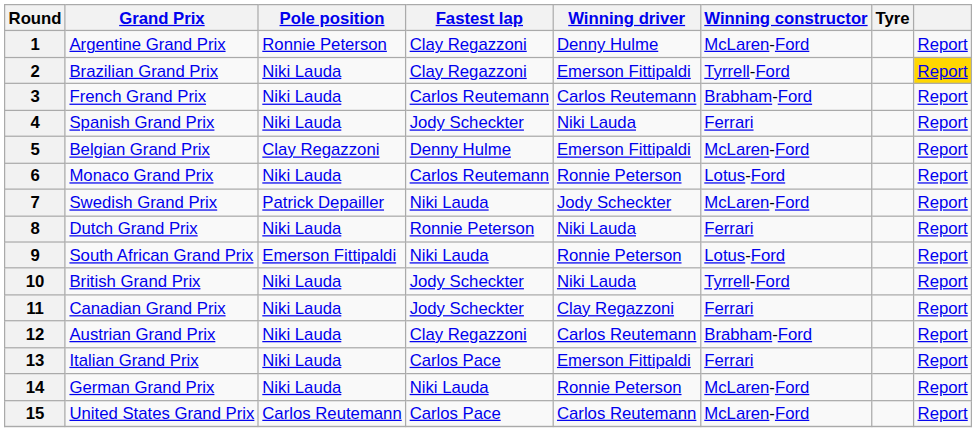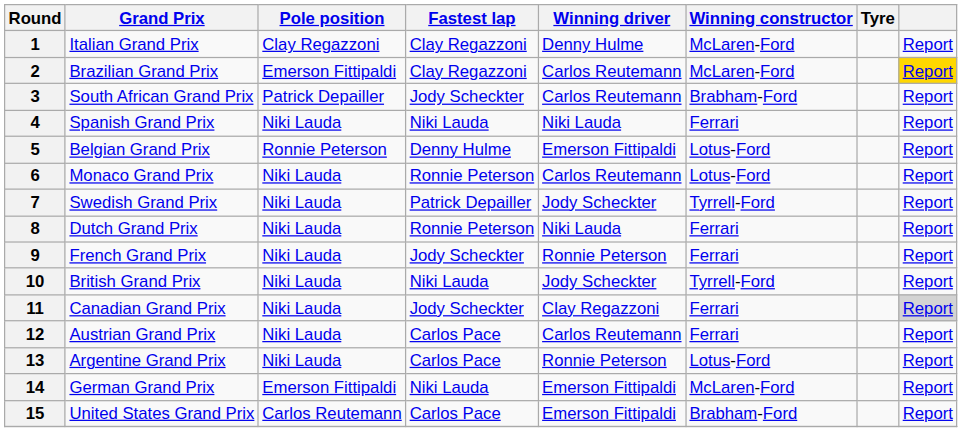(148, 44) Argentine Grand Prix -> (134, 44) Italian Grand Prix
(325, 44) Ronnie Peterson -> (321, 44) Clay Regazzoni
(302, 70) Niki Lauda -> (329, 70) Emerson Fittipaldi
(624, 70) Emerson Fittipaldi -> (612, 70) Carlos Reutemann
(747, 70) Tyrrell-Ford -> (742, 70) McLaren-Ford
(138, 96) French Grand Prix -> (161, 96) South African Grand Prix
(302, 96) Niki Lauda -> (323, 96) Patrick Depailler
(479, 96) Carlos Reutemann -> (467, 96) Jody Scheckter
(467, 123) Jody Scheckter -> (449, 123) Niki Lauda
(321, 149) Clay Regazzoni -> (325, 149) Ronnie Peterson
(757, 149) McLaren-Ford -> (730, 149) Lotus-Ford
(479, 176) Carlos Reutemann -> (472, 176) Ronnie Peterson
(619, 176) Ronnie Peterson -> (612, 176) Carlos Reutemann
(323, 202) Patrick Depailler -> (302, 202) Niki Lauda
(449, 202) Niki Lauda -> (470, 202) Patrick Depailler
(757, 202) McLaren-Ford -> (732, 202) Tyrrell-Ford
(161, 255) South African Grand Prix -> (138, 255) French Grand Prix
(329, 255) Emerson Fittipaldi -> (302, 255) Niki Lauda
(449, 255) Niki Lauda -> (467, 255) Jody Scheckter
(745, 255) Lotus-Ford -> (714, 255) Ferrari
(467, 281) Jody Scheckter -> (449, 281) Niki Lauda
(596, 281) Niki Lauda -> (599, 281) Jody Scheckter
(943, 307) no background -> (928, 307) lightgrey background
(468, 334) Clay Regazzoni -> (455, 334) Carlos Pace
(758, 334) Brabham-Ford -> (714, 334) Ferrari
(134, 360) Italian Grand Prix -> (148, 360) Argentine Grand Prix
(624, 360) Emerson Fittipaldi -> (604, 360) Ronnie Peterson
(729, 360) Ferrari -> (730, 360) Lotus-Ford
(302, 387) Niki Lauda -> (329, 387) Emerson Fittipaldi
(619, 387) Ronnie Peterson -> (609, 387) Emerson Fittipaldi
(627, 413) Carlos Reutemann -> (609, 413) Emerson Fittipaldi
(757, 413) McLaren-Ford -> (743, 413) Brabham-Ford
